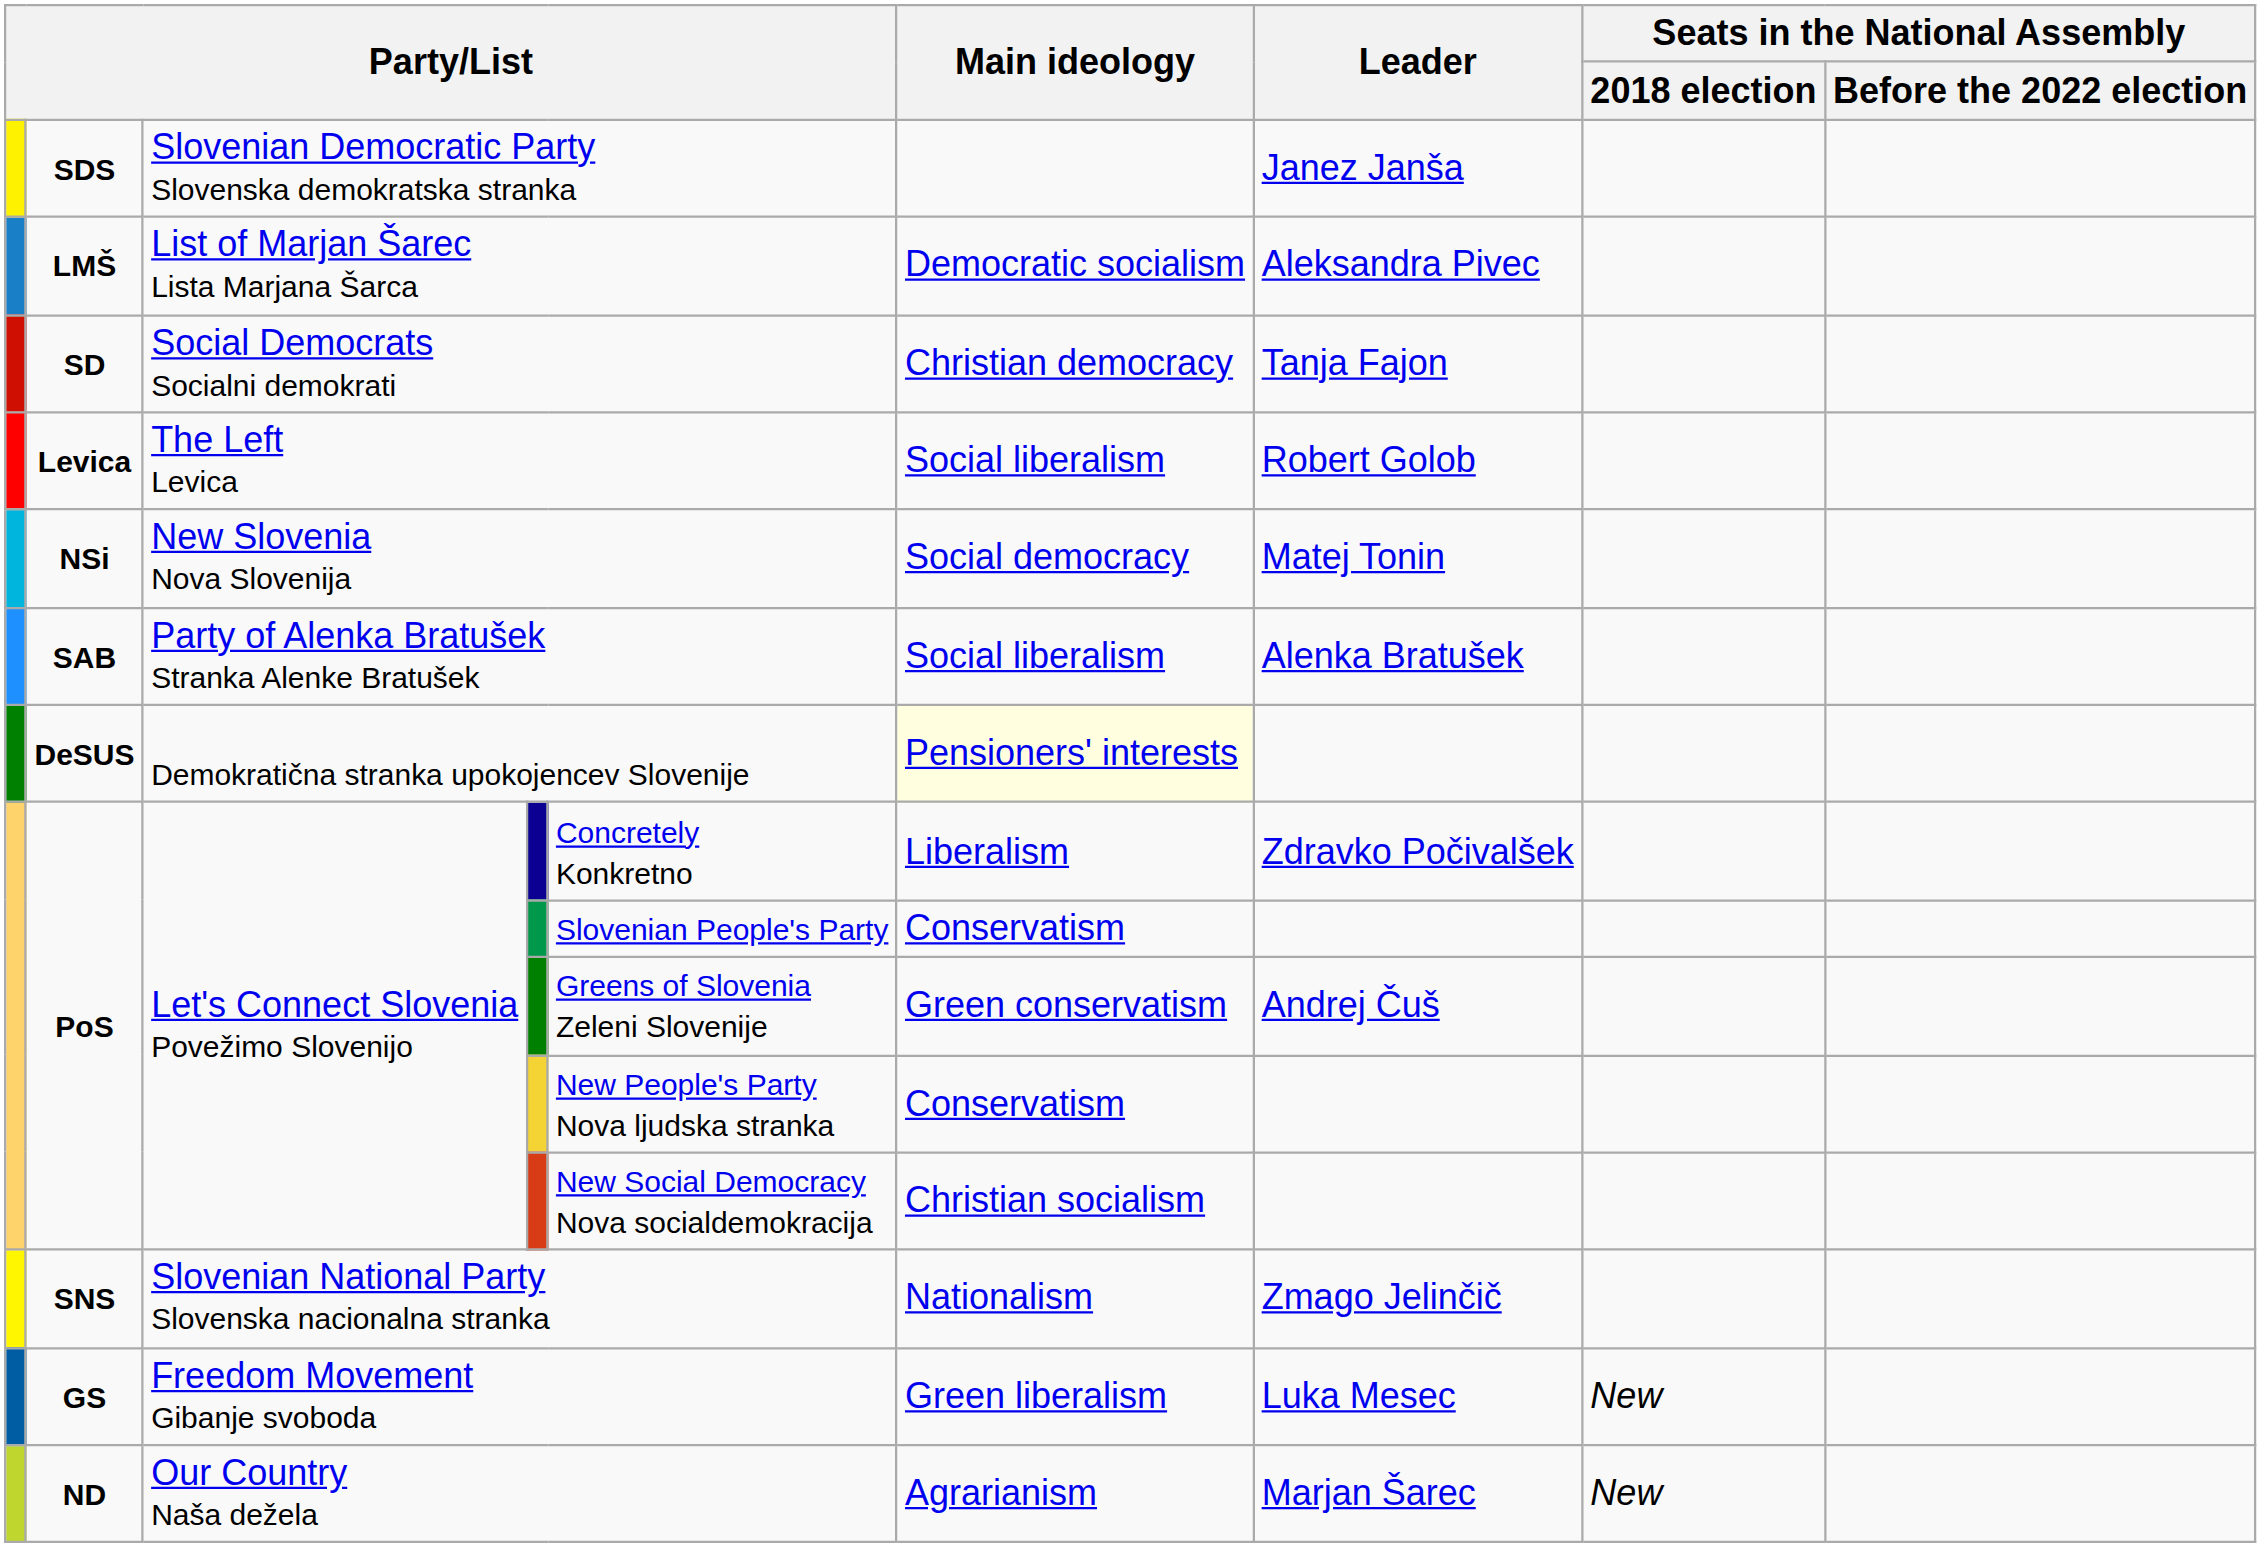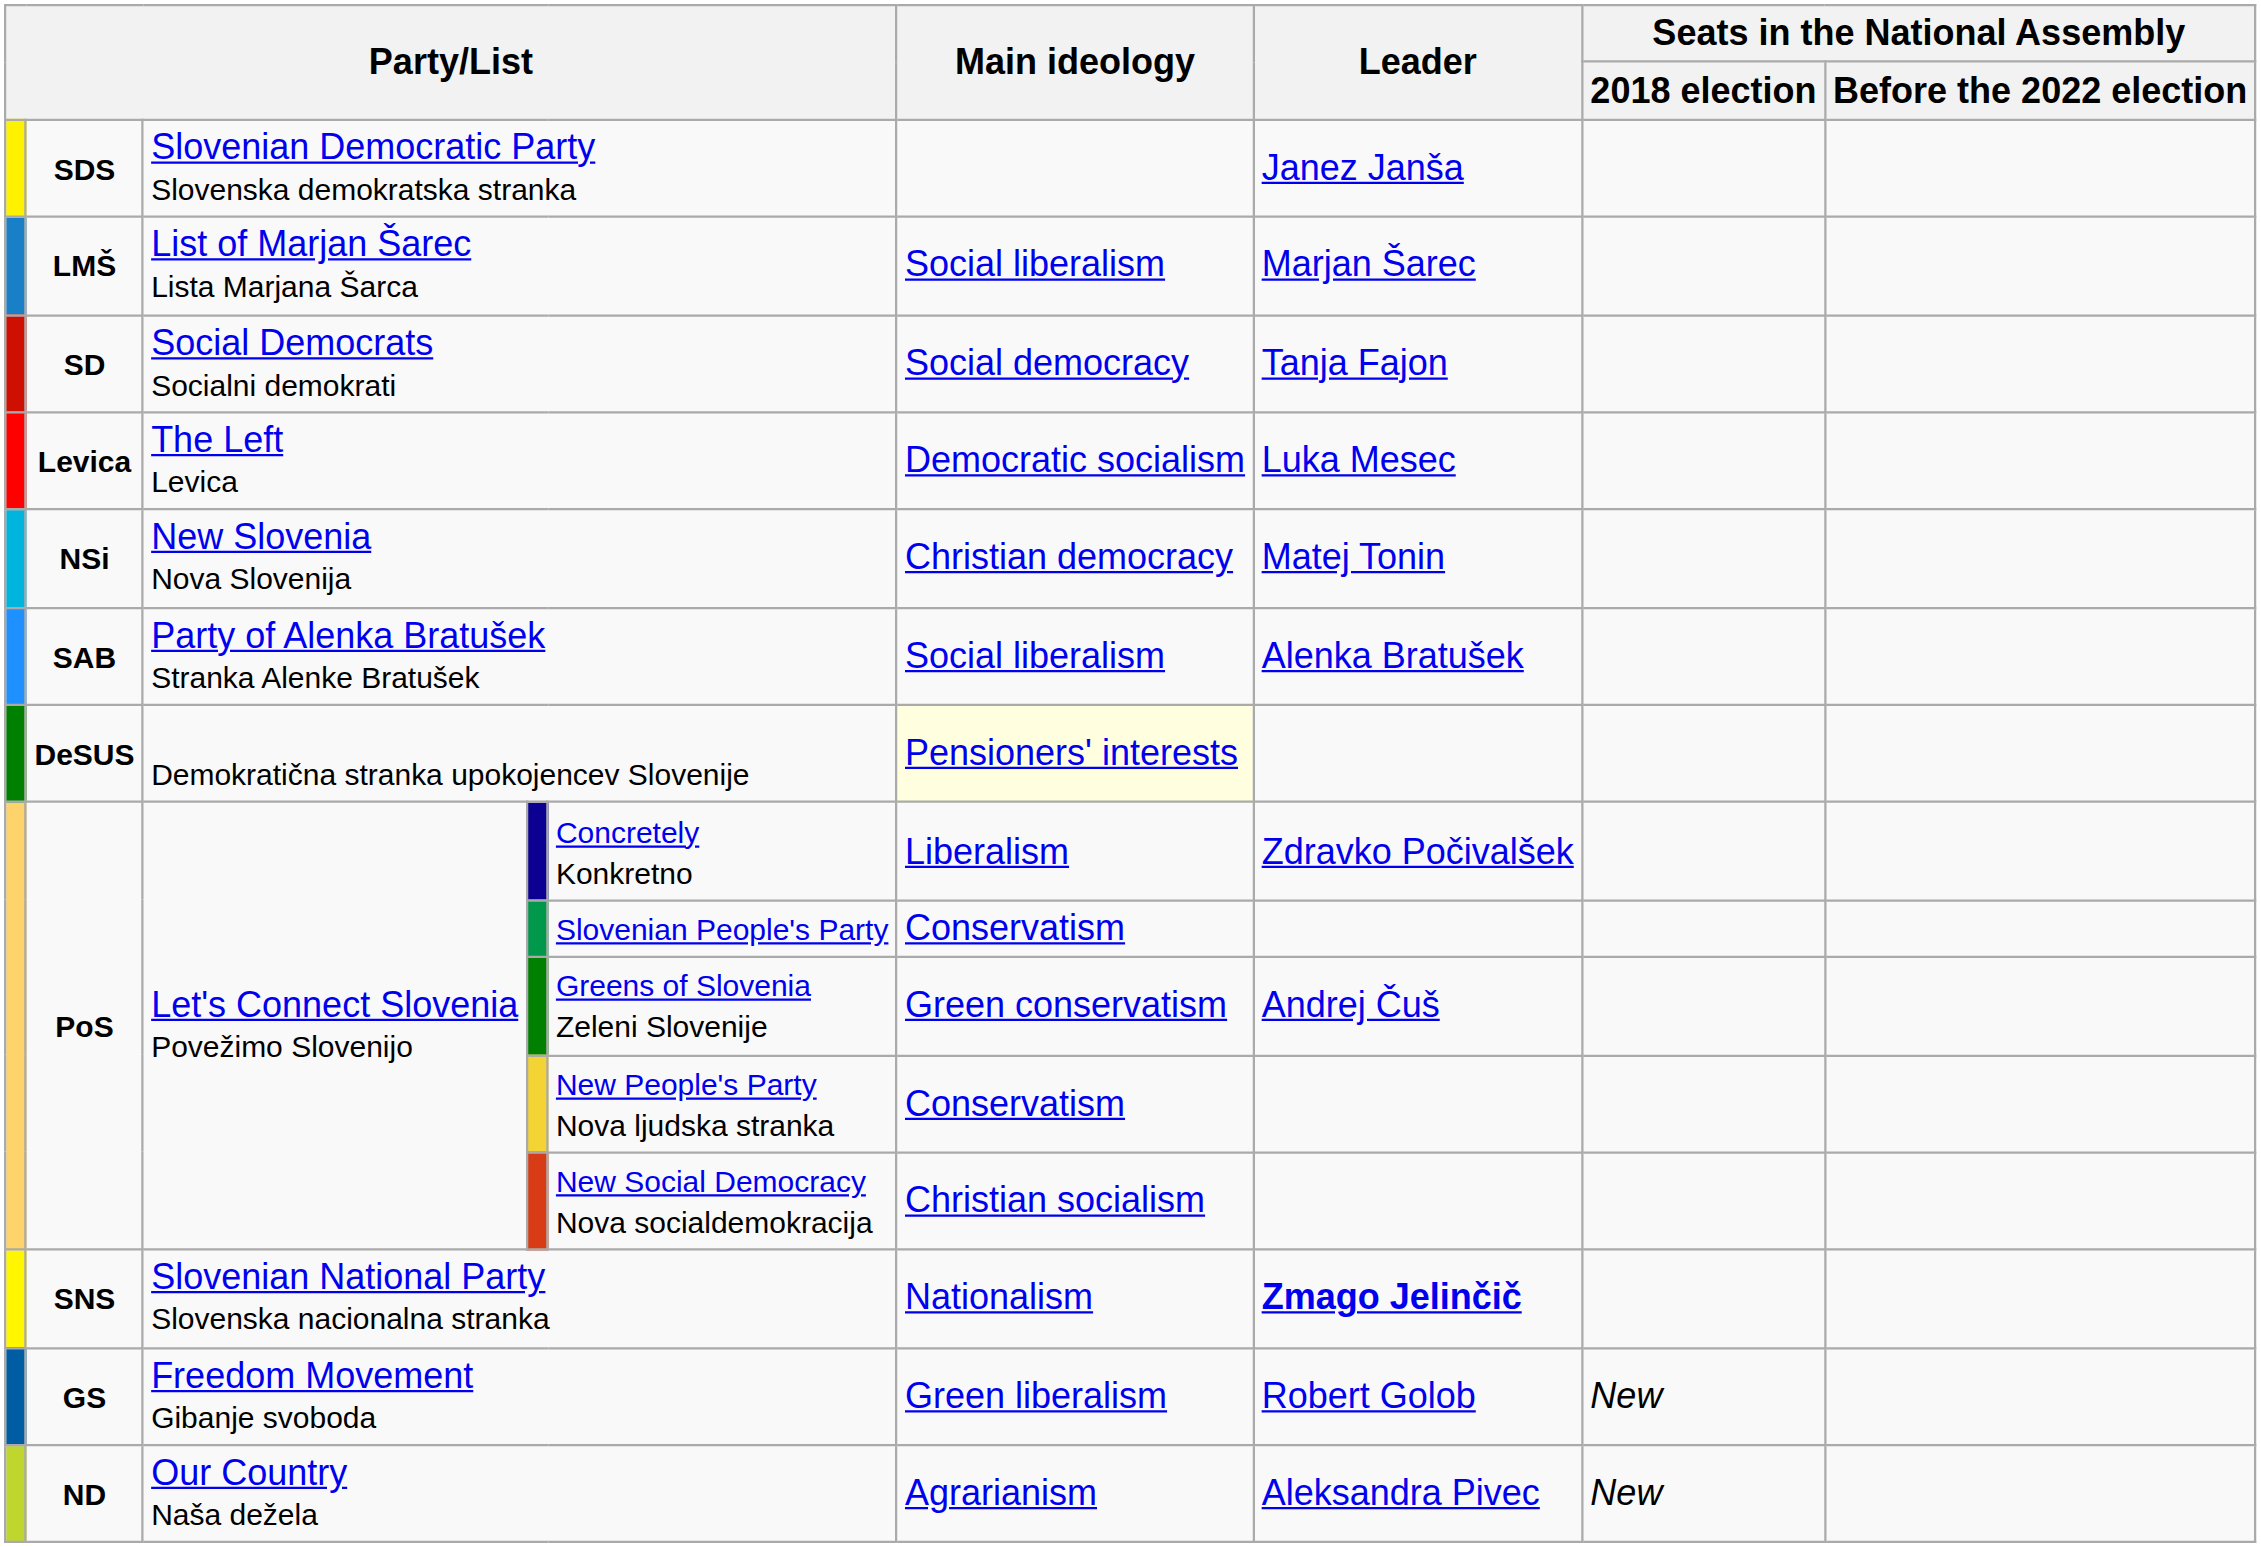(1075, 265) Democratic socialism -> (1035, 265) Social liberalism
(1401, 265) Aleksandra Pivec -> (1369, 265) Marjan Šarec
(1069, 362) Christian democracy -> (1047, 362) Social democracy
(1035, 460) Social liberalism -> (1075, 460) Democratic socialism
(1369, 460) Robert Golob -> (1359, 460) Luka Mesec
(1047, 557) Social democracy -> (1069, 557) Christian democracy
(1382, 1298) normal -> (1392, 1298) bold
(1359, 1395) Luka Mesec -> (1369, 1395) Robert Golob
(1369, 1493) Marjan Šarec -> (1401, 1493) Aleksandra Pivec
